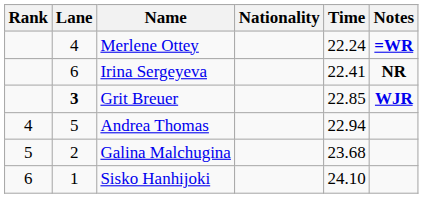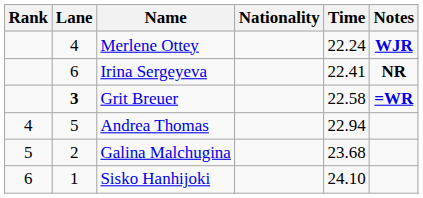(394, 44) =WR -> (394, 44) WJR
(347, 98) 22.85 -> (347, 98) 22.58
(394, 98) WJR -> (394, 98) =WR
